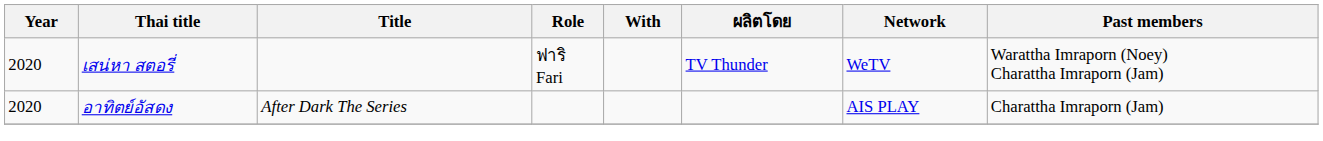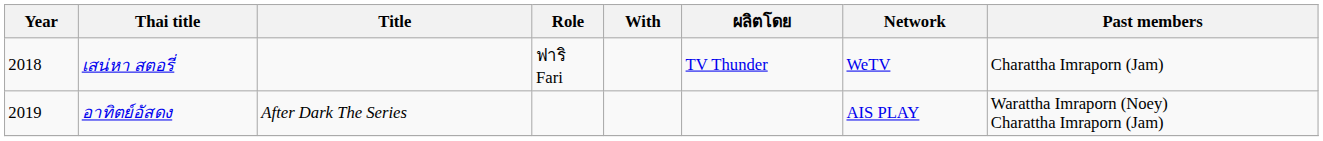(25, 64) 2020 -> (25, 64) 2018
(1079, 64) Warattha Imraporn (Noey) Charattha Imraporn (Jam) -> (1077, 64) Charattha Imraporn (Jam)
(25, 107) 2020 -> (25, 113) 2019
(1077, 107) Charattha Imraporn (Jam) -> (1079, 113) Warattha Imraporn (Noey) Charattha Imraporn (Jam)
